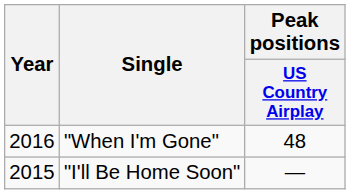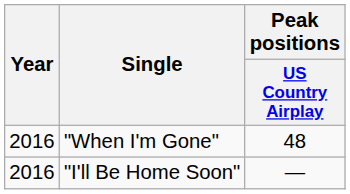(32, 173) 2015 -> (32, 173) 2016
